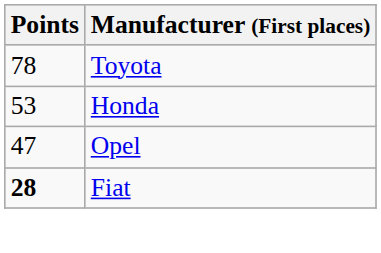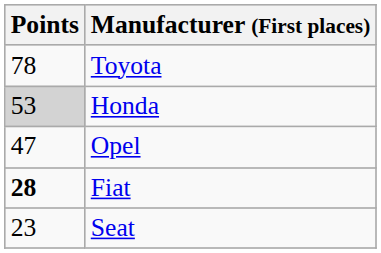(24, 106) no background -> (24, 106) lightgrey background
+ row: (113, 227)
